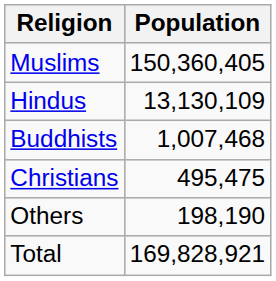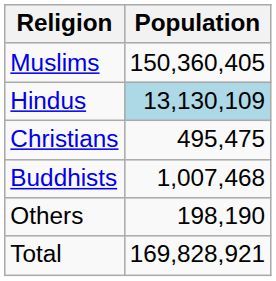(204, 100) no background -> (204, 100) lightblue background
rows swapped: (64, 139) <-> (64, 178)
